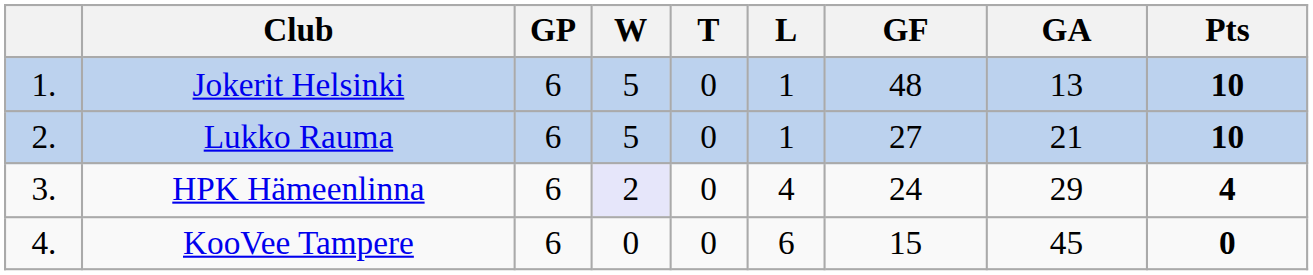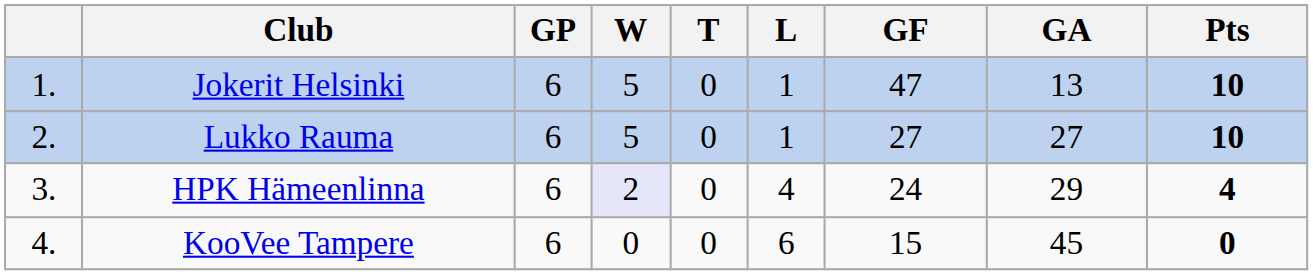(906, 83) 48 -> (906, 83) 47
(1066, 136) 21 -> (1066, 136) 27
